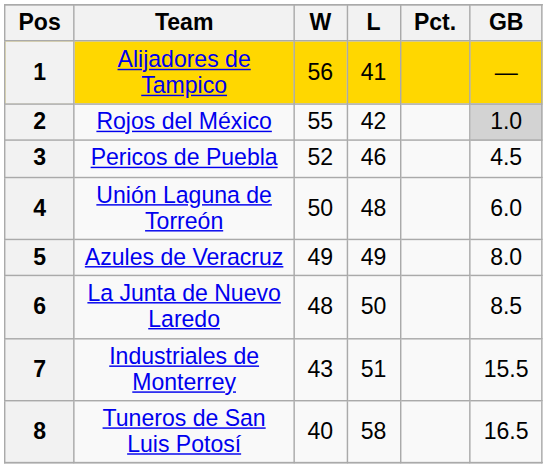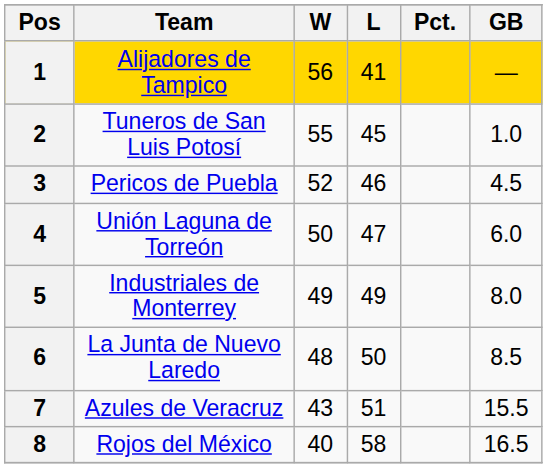(184, 121) Rojos del México -> (184, 134) Tuneros de San Luis Potosí
(374, 121) 42 -> (374, 134) 45
(506, 121) lightgrey background -> (506, 134) no background
(374, 207) 48 -> (374, 233) 47
(184, 257) Azules de Veracruz -> (184, 296) Industriales de Monterrey
(184, 369) Industriales de Monterrey -> (184, 408) Azules de Veracruz
(184, 431) Tuneros de San Luis Potosí -> (184, 444) Rojos del México
